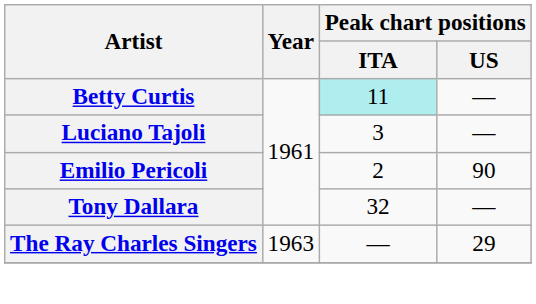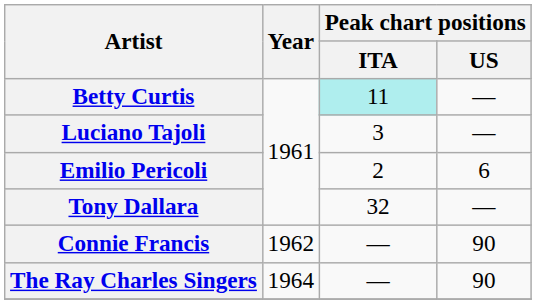(484, 170) 90 -> (484, 170) 6
+ row: (133, 243)
(291, 243) 1963 -> (291, 280) 1964
(484, 243) 29 -> (484, 280) 90
